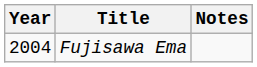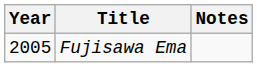(30, 48) 2004 -> (30, 48) 2005
